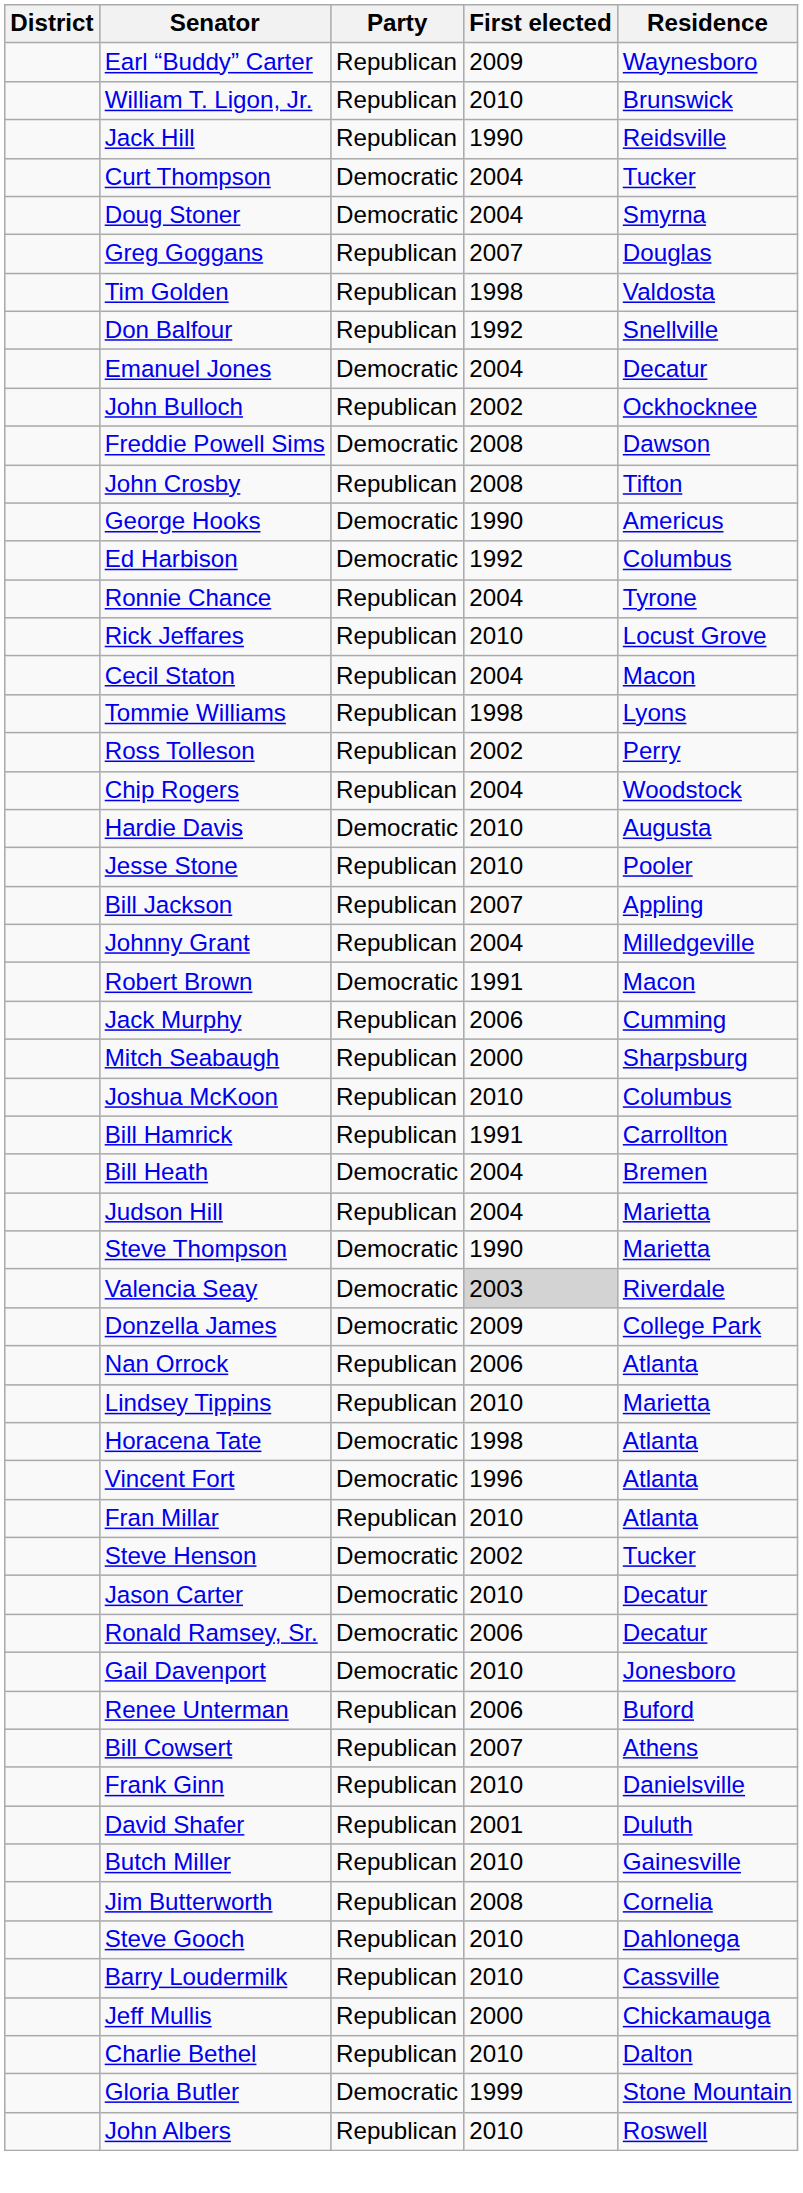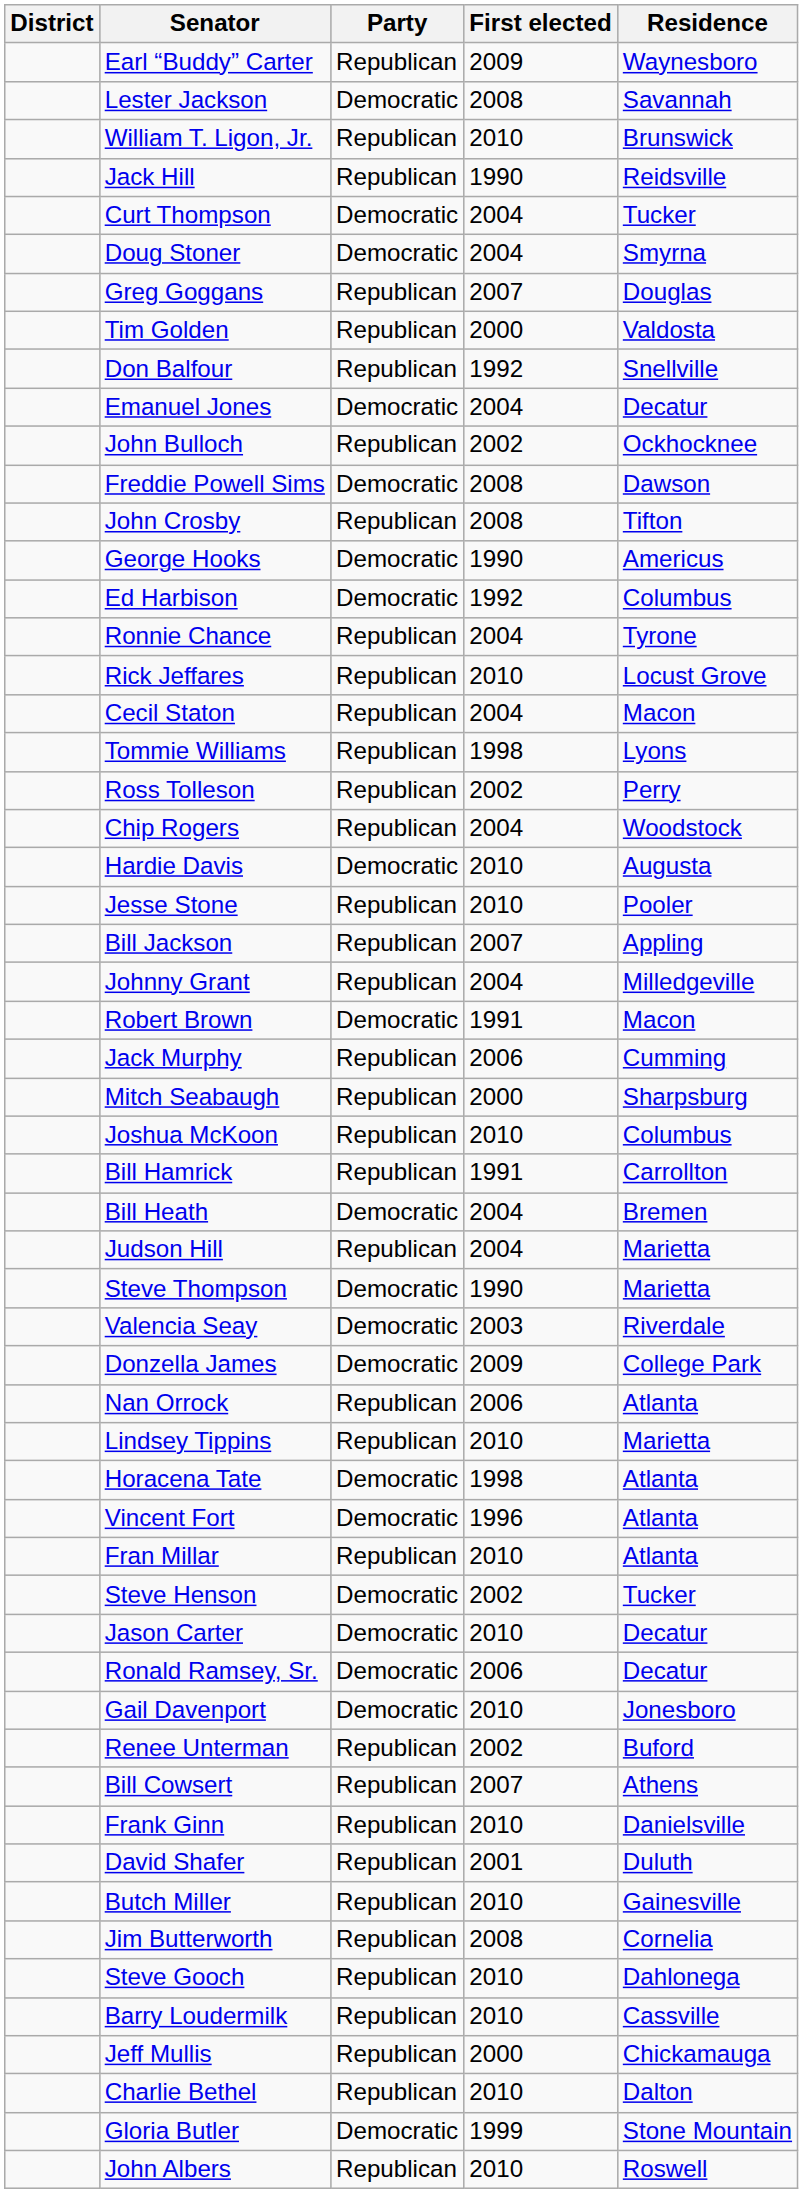+ row: (186, 100)
(496, 291) 1998 -> (496, 330) 2000
(496, 1288) lightgrey background -> (496, 1326) no background
(496, 1709) 2006 -> (496, 1747) 2002
